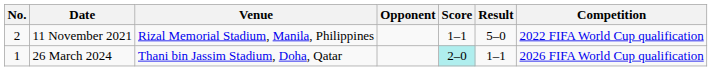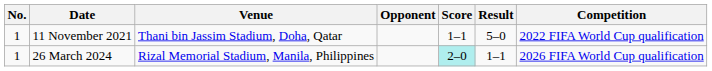(17, 35) 2 -> (17, 35) 1
(256, 35) Rizal Memorial Stadium, Manila, Philippines -> (240, 35) Thani bin Jassim Stadium, Doha, Qatar
(240, 55) Thani bin Jassim Stadium, Doha, Qatar -> (256, 55) Rizal Memorial Stadium, Manila, Philippines
